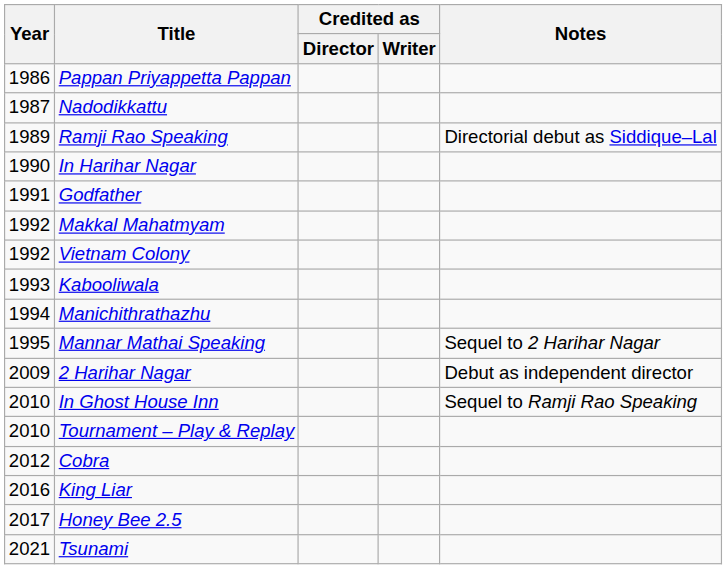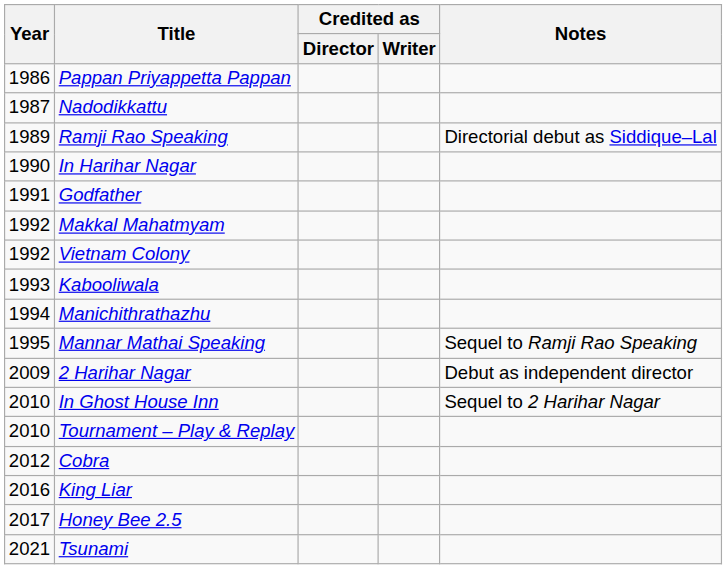(552, 343) Sequel to 2 Harihar Nagar -> (571, 343) Sequel to Ramji Rao Speaking
(571, 401) Sequel to Ramji Rao Speaking -> (552, 401) Sequel to 2 Harihar Nagar
